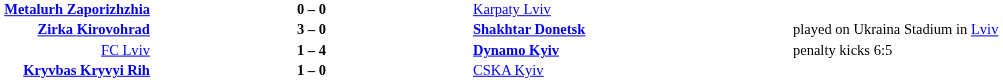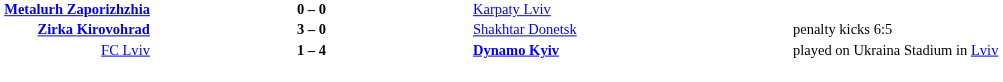(529, 29) bold -> (525, 29) normal
(896, 29) played on Ukraina Stadium in Lviv -> (843, 29) penalty kicks 6:5
(843, 50) penalty kicks 6:5 -> (896, 50) played on Ukraina Stadium in Lviv
- row: (87, 70)
